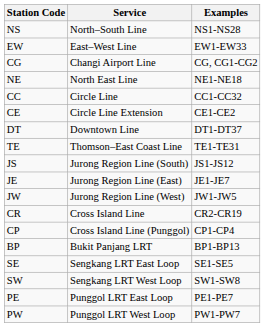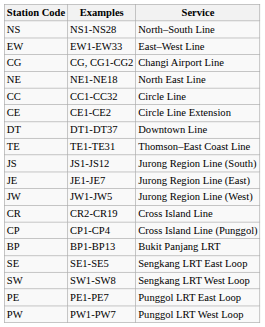columns swapped: (130, 12) <-> (226, 12)
